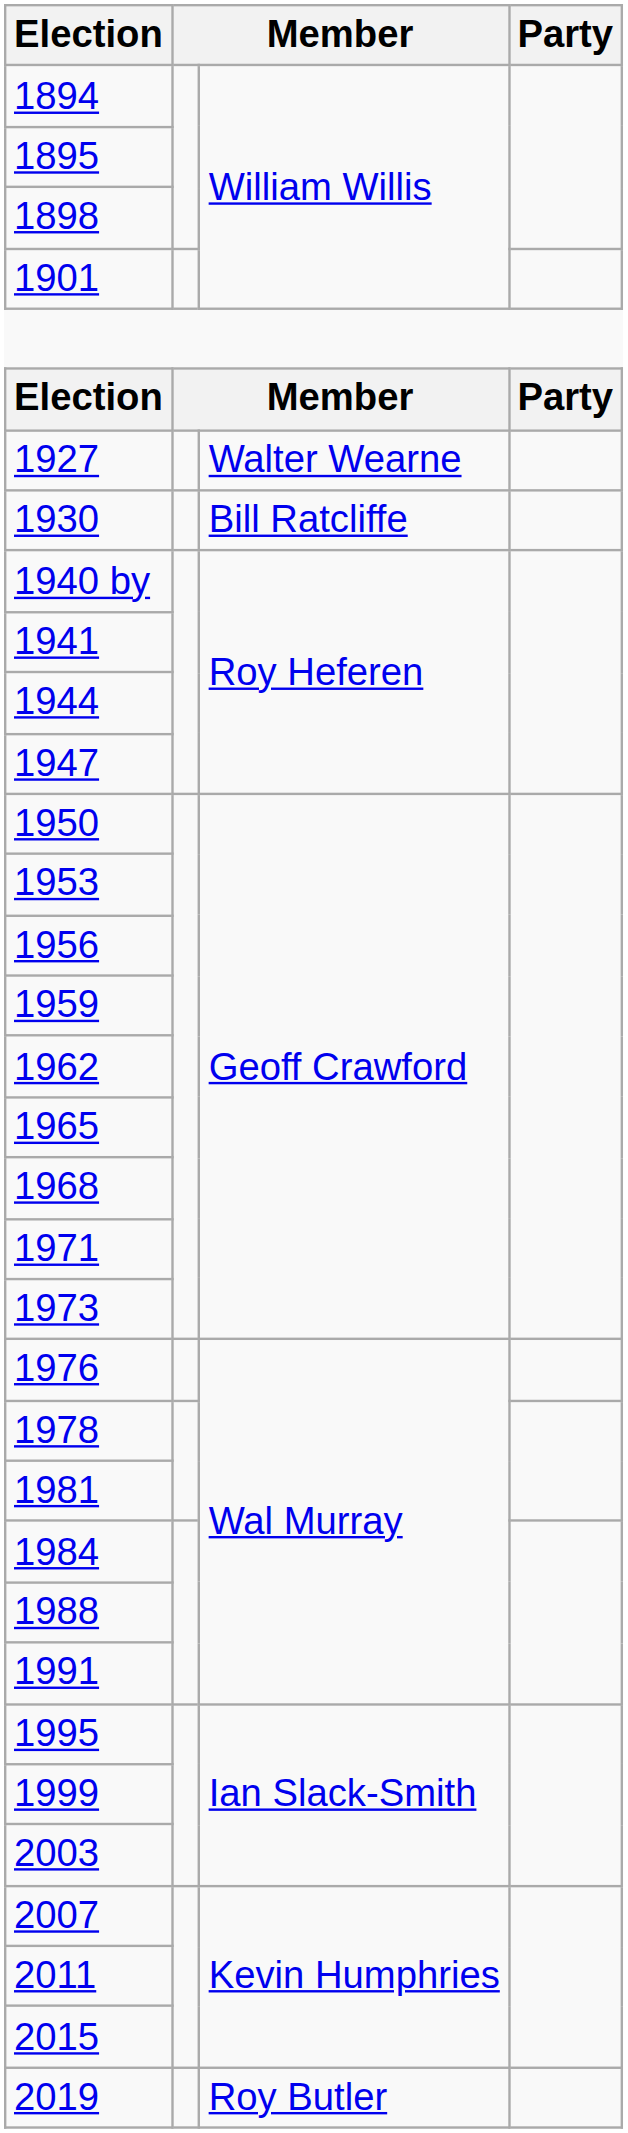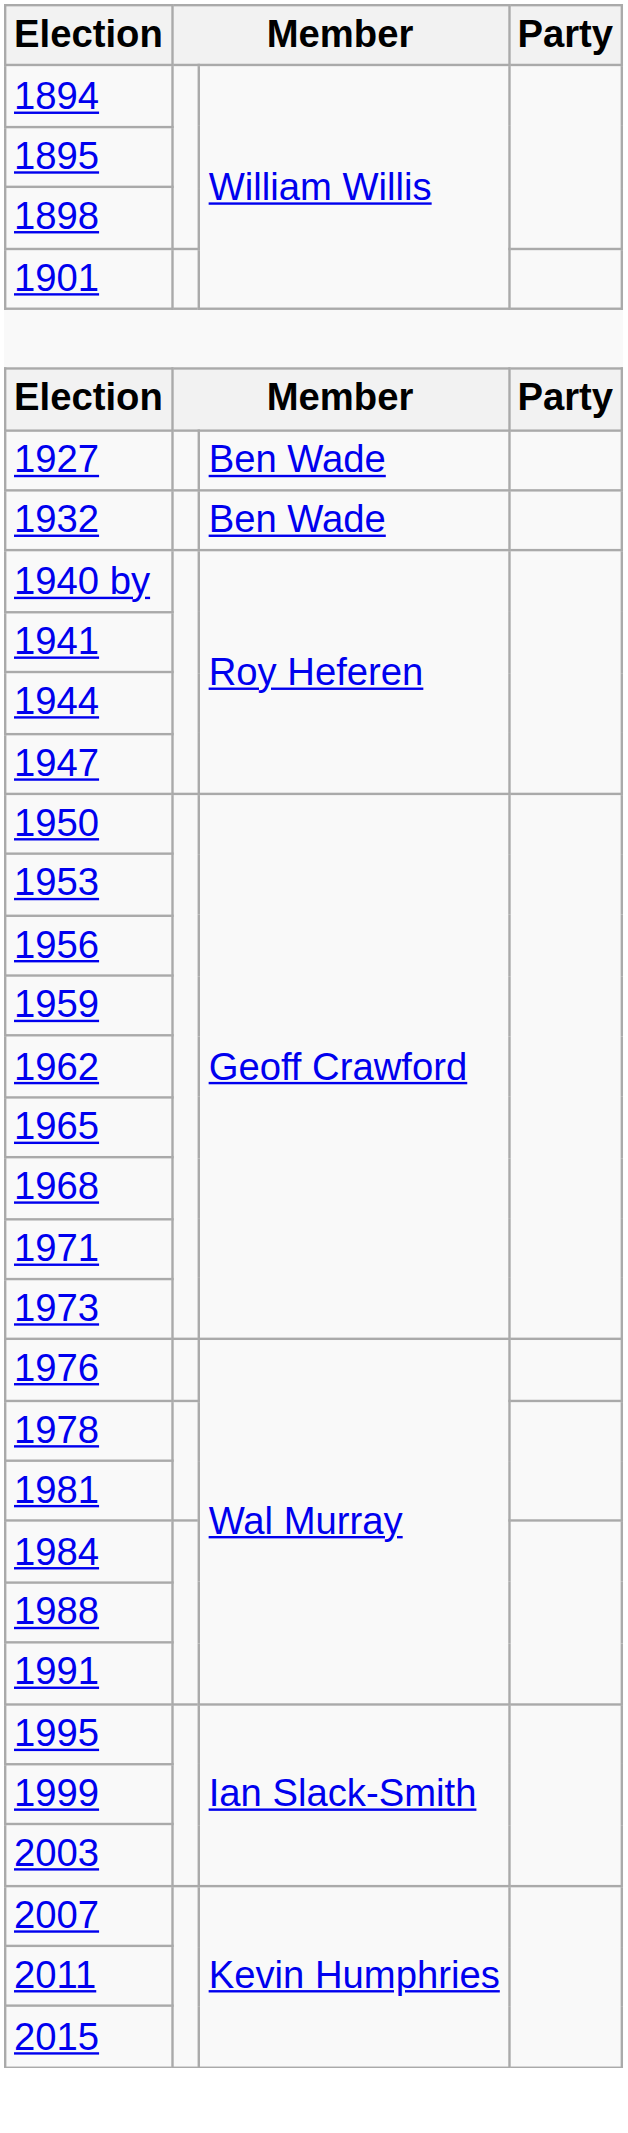(335, 459) Walter Wearne -> (297, 459) Ben Wade
- row: (57, 519)
+ row: (57, 519)
- row: (57, 2096)
